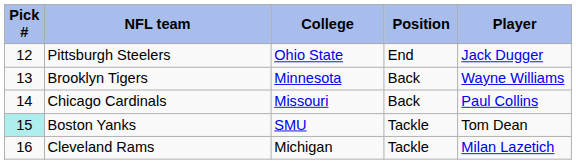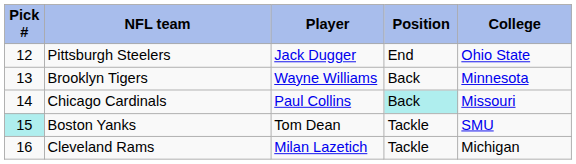columns swapped: (515, 24) <-> (328, 24)
(404, 101) no background -> (404, 101) paleturquoise background
